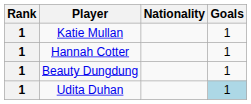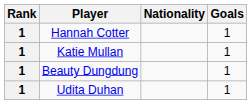rows swapped: (90, 52) <-> (90, 33)
(227, 90) lightblue background -> (227, 90) no background
